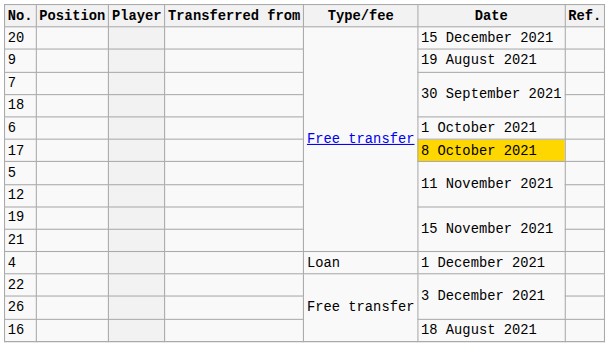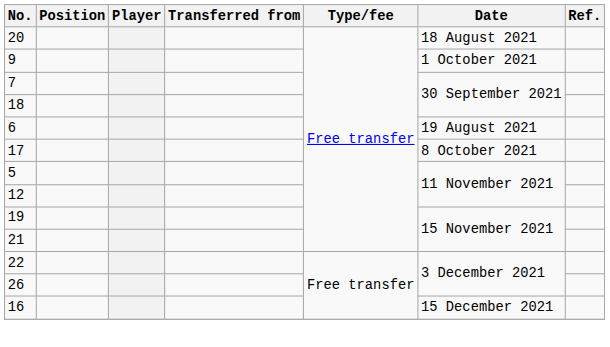(487, 38) 15 December 2021 -> (479, 38) 18 August 2021
(479, 61) 19 August 2021 -> (479, 61) 1 October 2021
(479, 128) 1 October 2021 -> (479, 128) 19 August 2021
(479, 151) gold background -> (479, 151) no background
- row: (12, 263)
(479, 330) 18 August 2021 -> (487, 308) 15 December 2021
